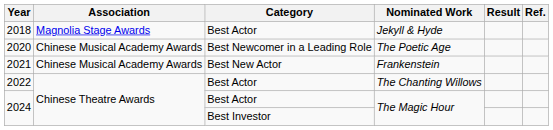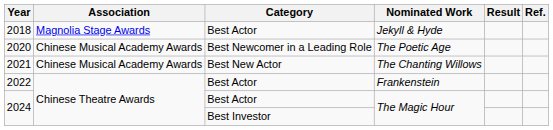(408, 64) Frankenstein -> (429, 64) The Chanting Willows
(429, 82) The Chanting Willows -> (408, 82) Frankenstein
